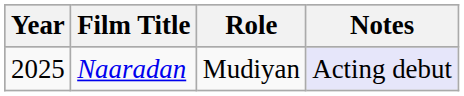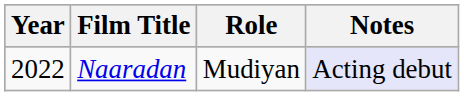(38, 68) 2025 -> (38, 68) 2022
